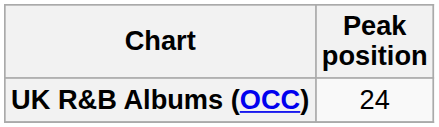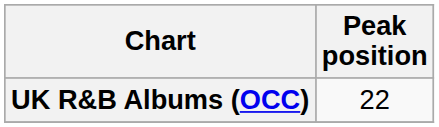(375, 99) 24 -> (375, 99) 22
